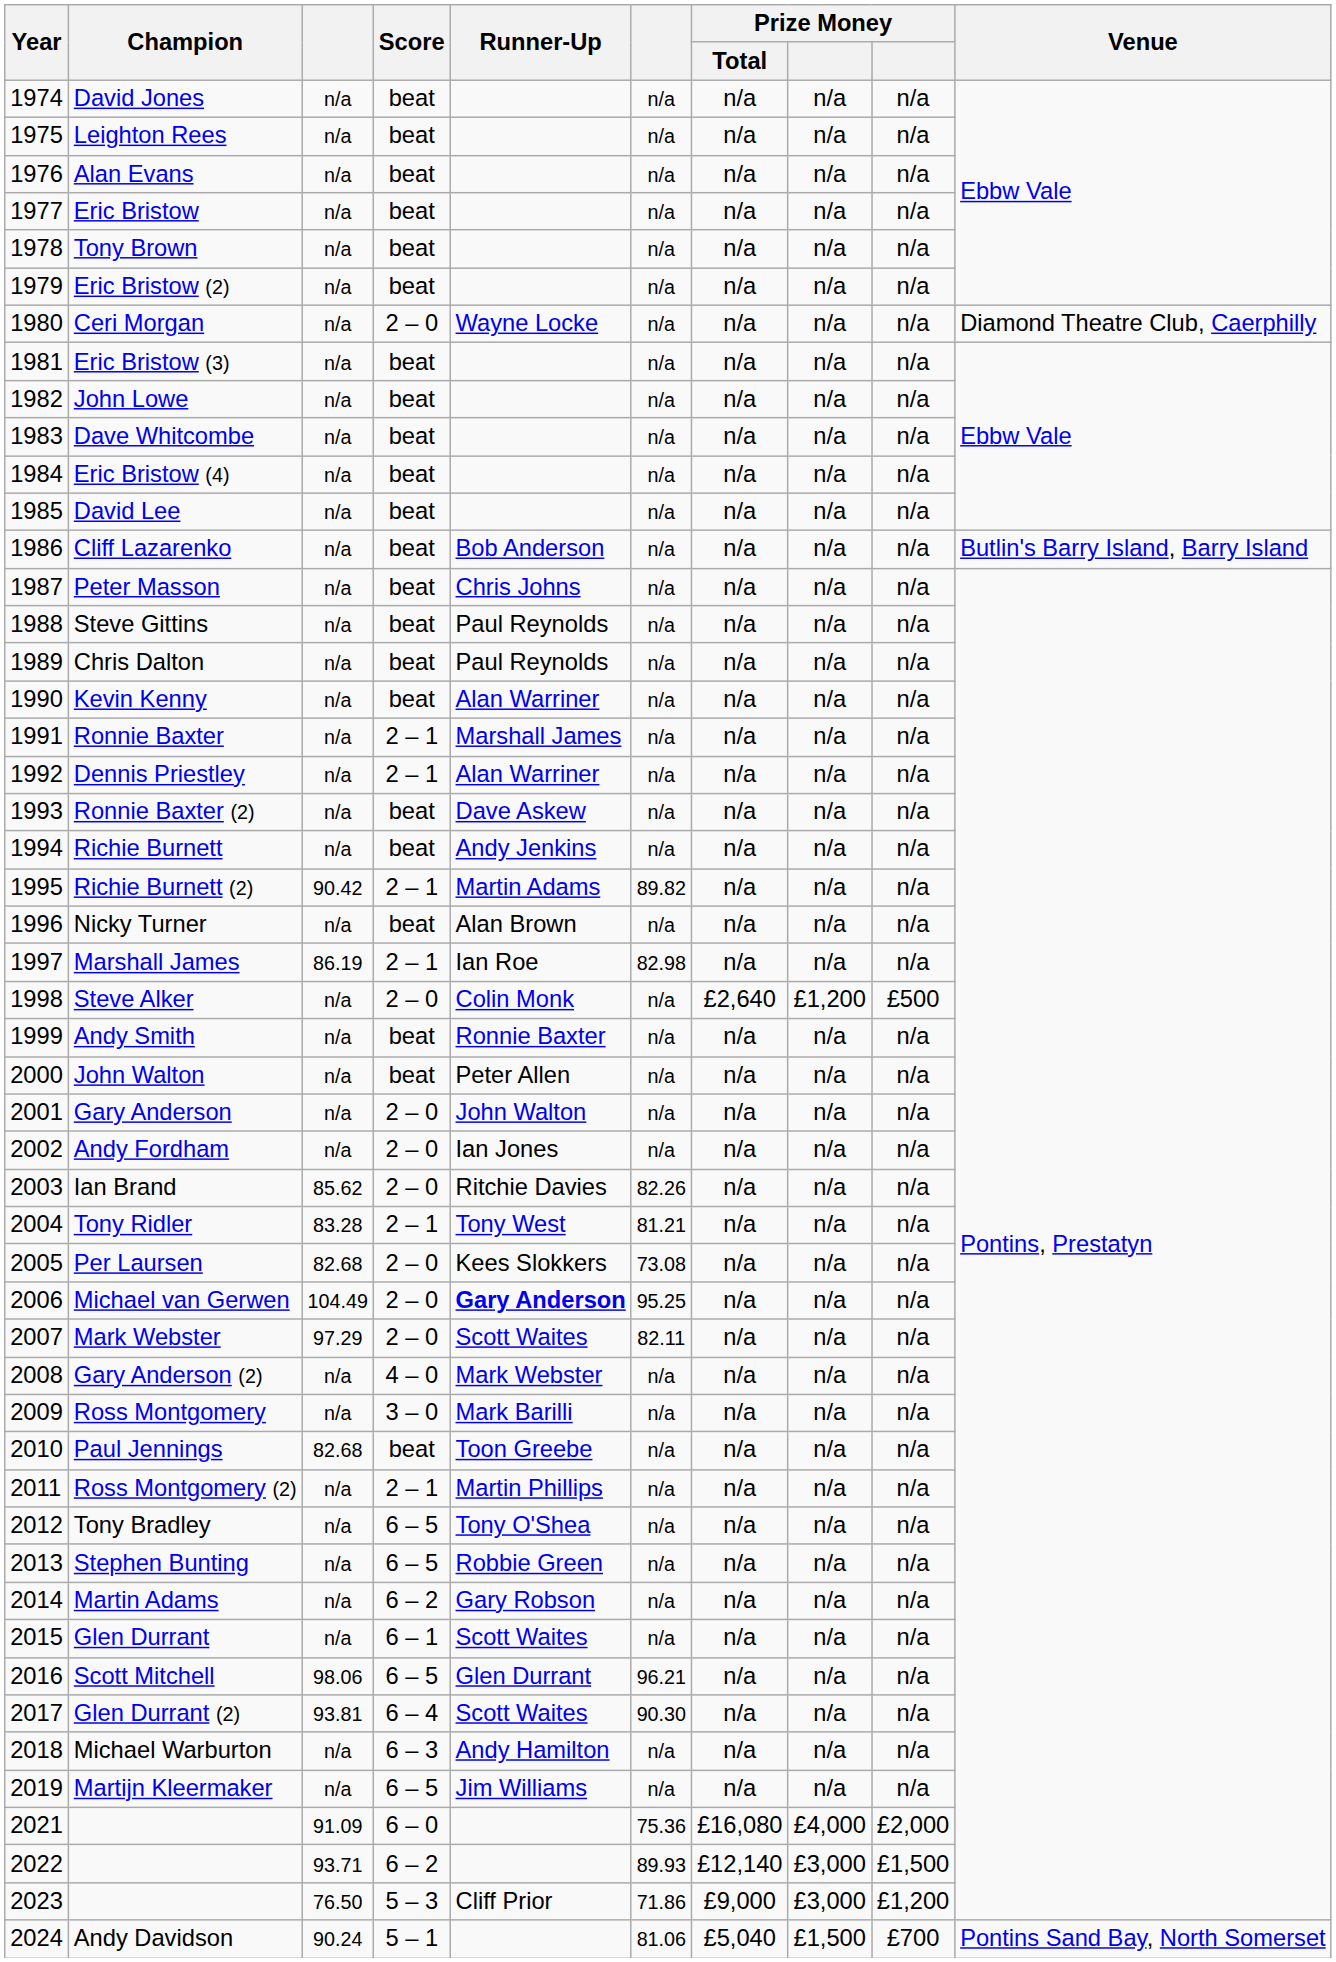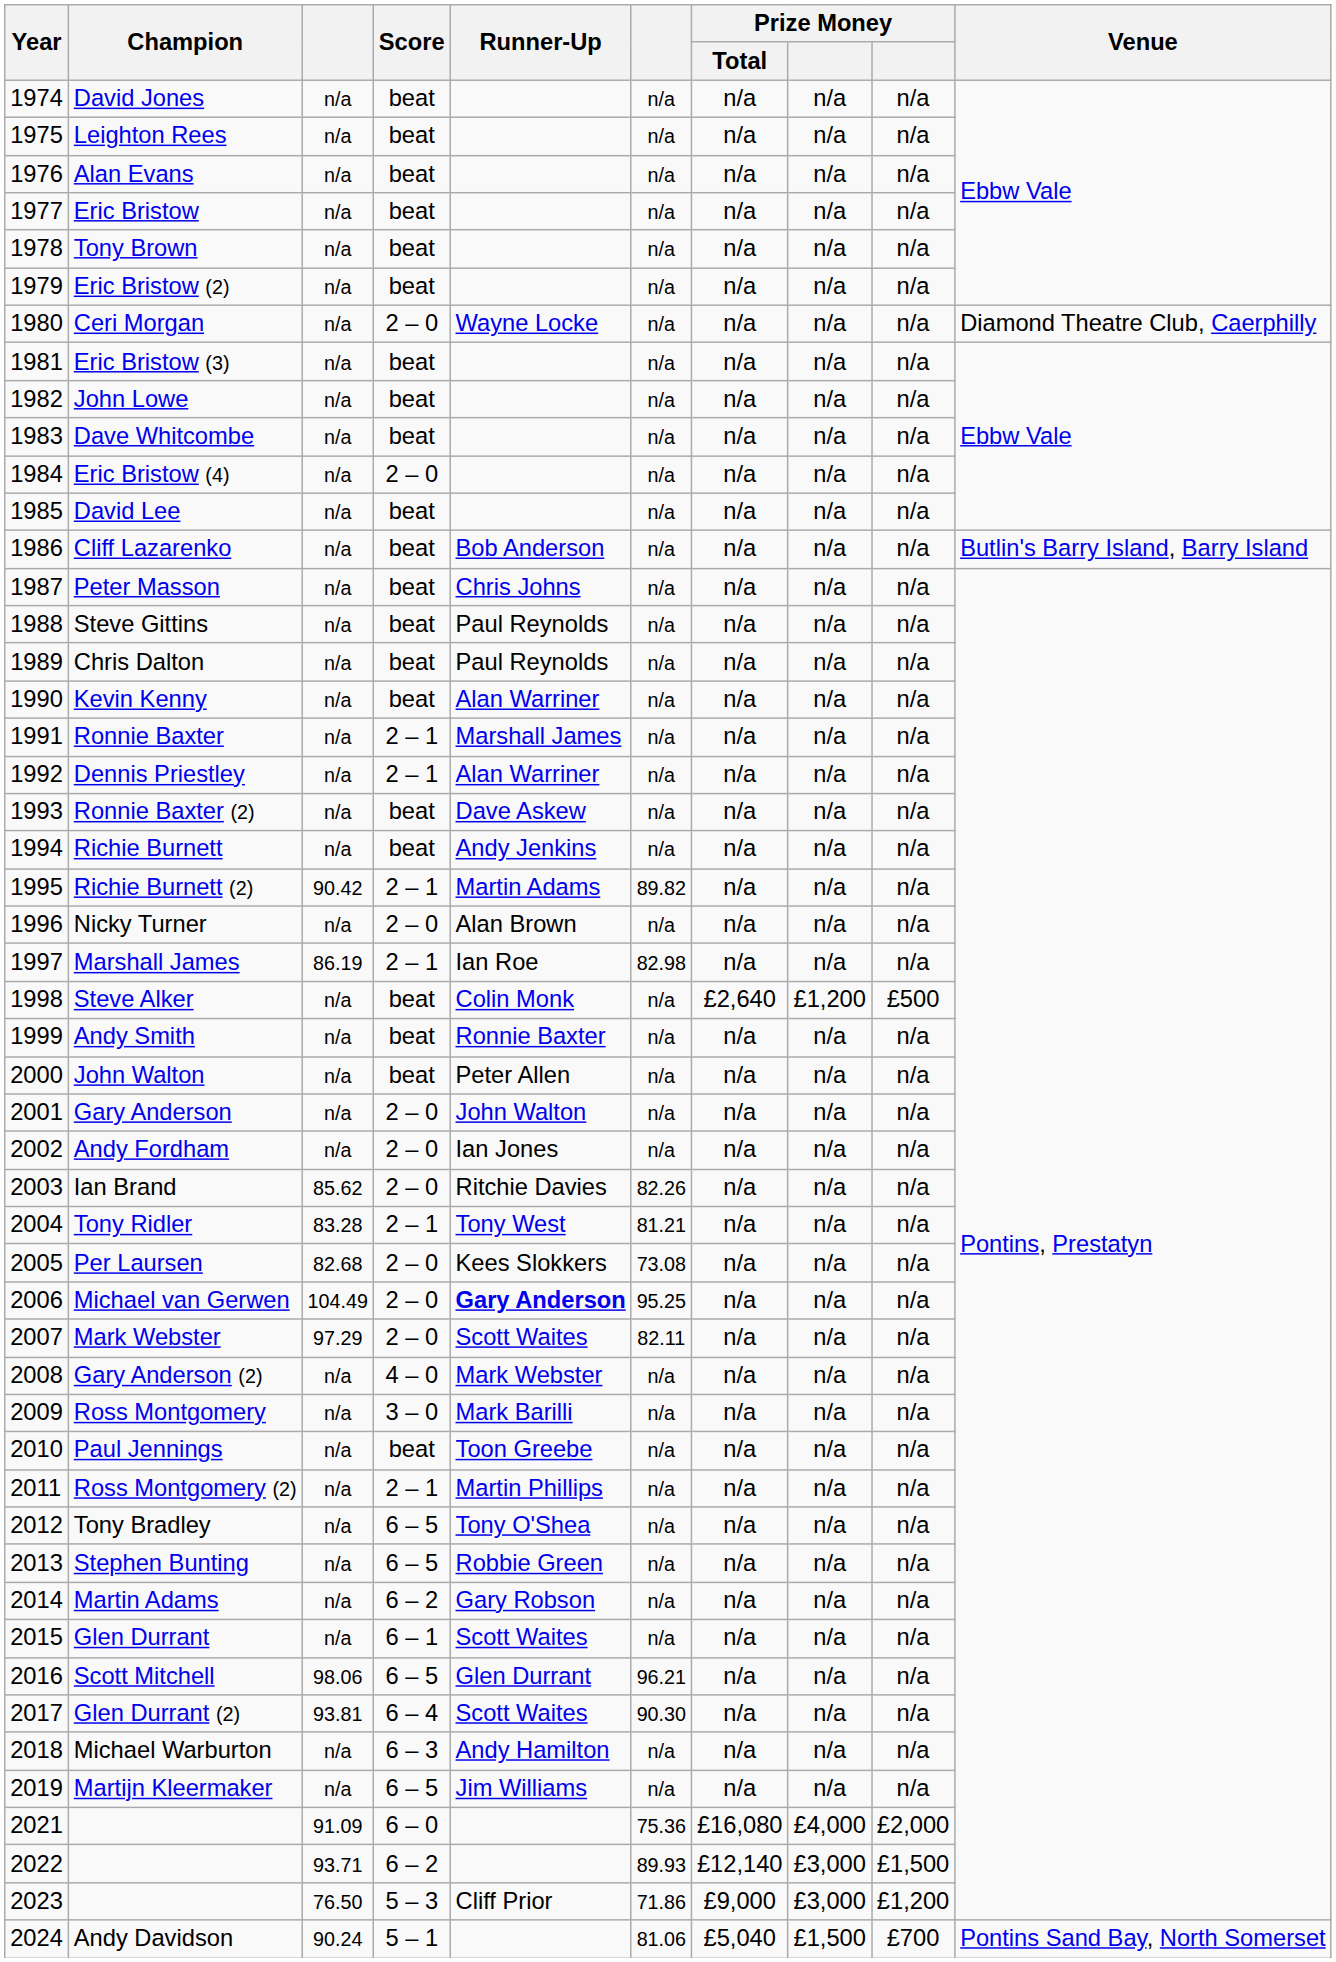(412, 473) beat -> (412, 473) 2 – 0
(412, 924) beat -> (412, 924) 2 – 0
(412, 999) 2 – 0 -> (412, 999) beat
(338, 1451) 82.68 -> (338, 1451) n/a
